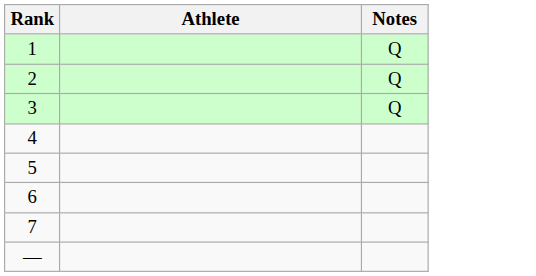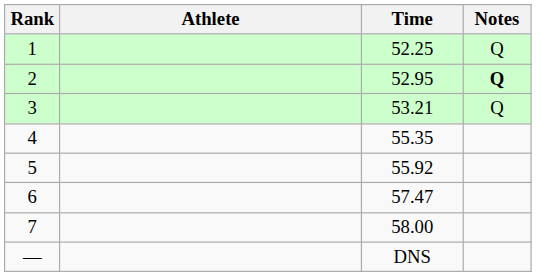+ column: (412, 19)
(395, 78) normal -> (497, 78) bold
